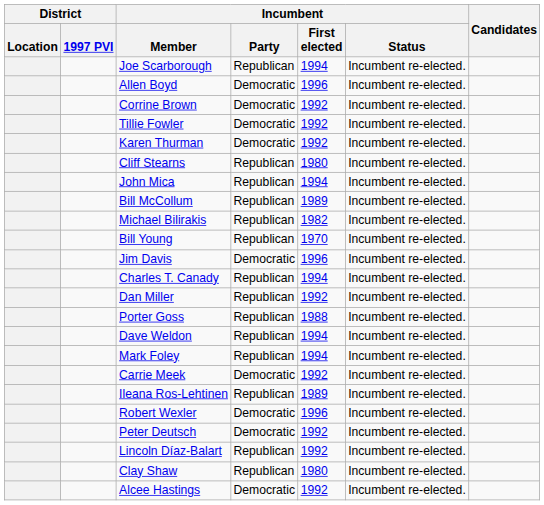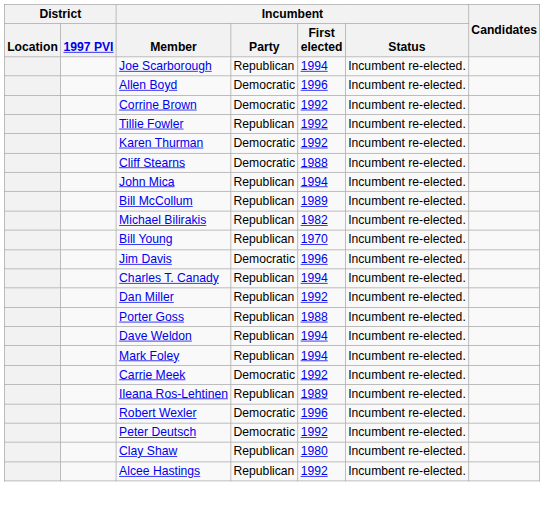(264, 124) Democratic -> (264, 124) Republican
(264, 162) Republican -> (264, 162) Democratic
(314, 162) 1980 -> (314, 162) 1988
- row: (170, 452)
(264, 490) Democratic -> (264, 471) Republican
